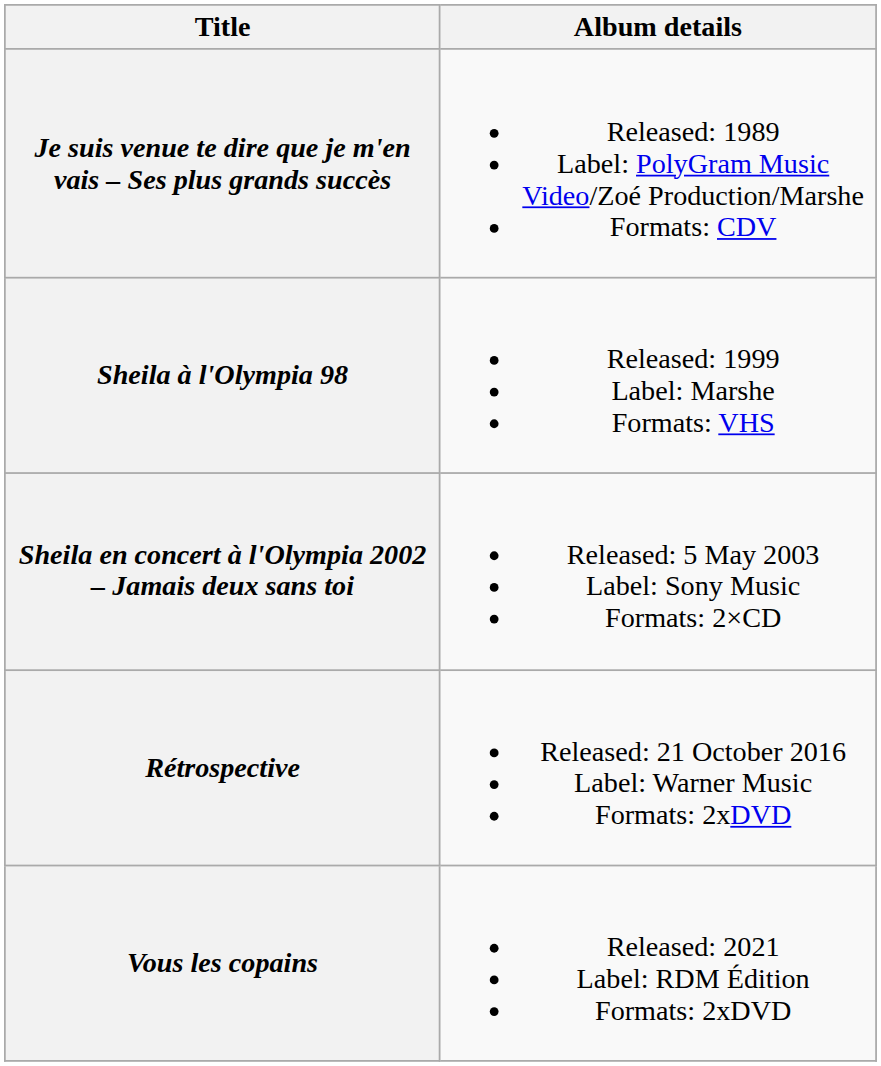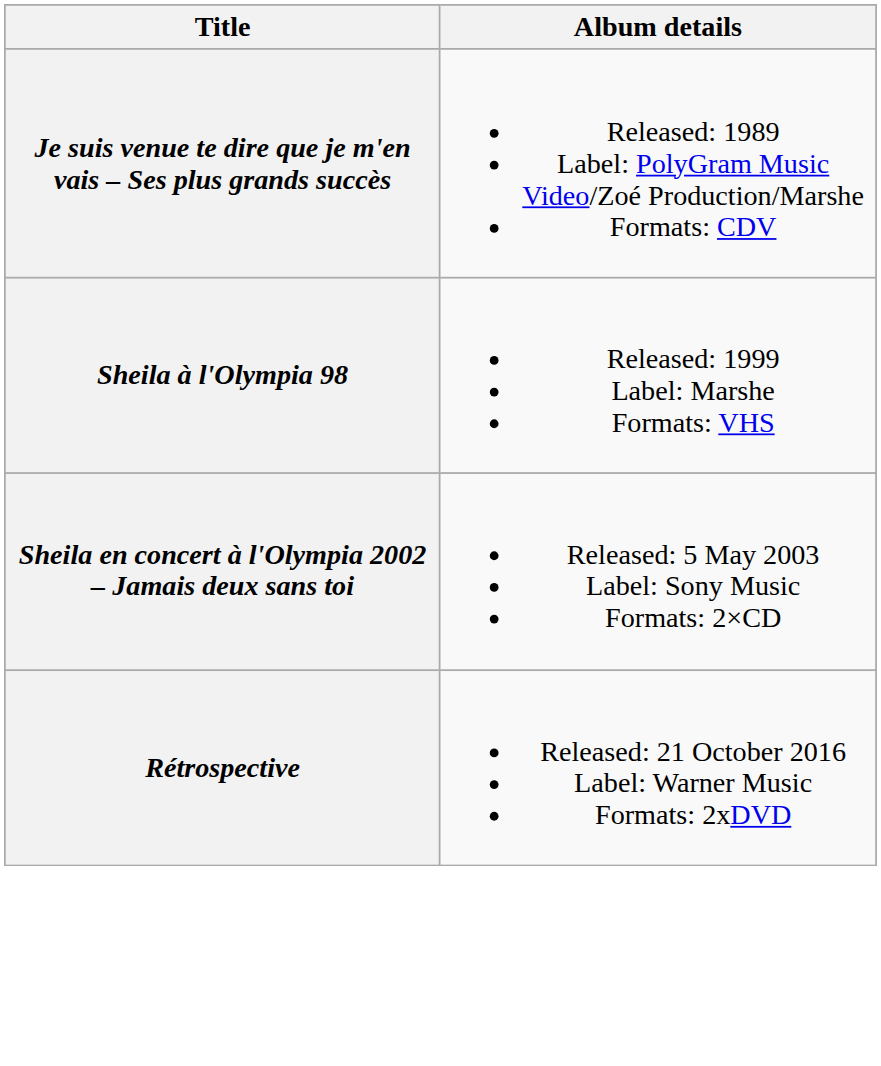- row: (223, 962)
